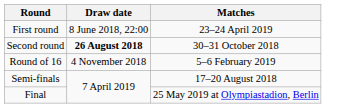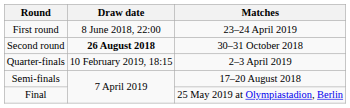- row: (35, 62)
+ row: (36, 62)
